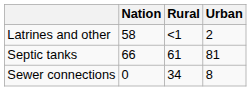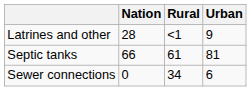(129, 34) 58 -> (129, 34) 28
(209, 34) 2 -> (209, 34) 9
(209, 75) 8 -> (209, 75) 6
